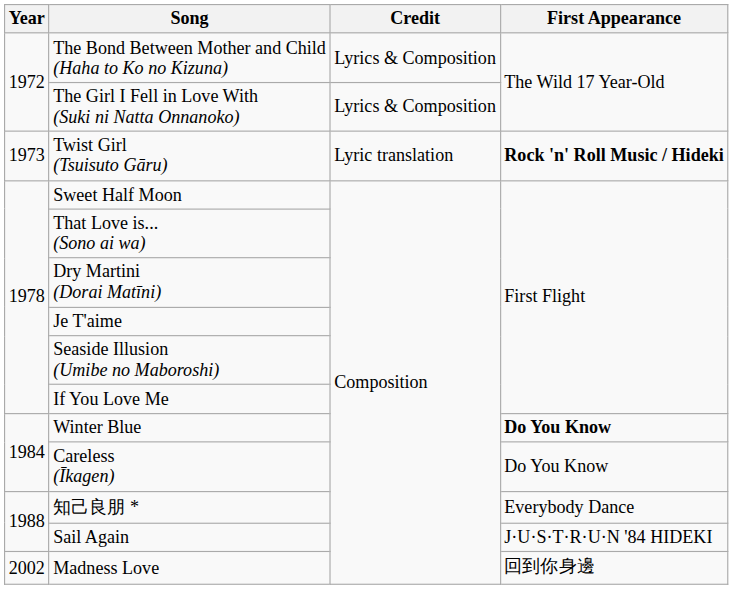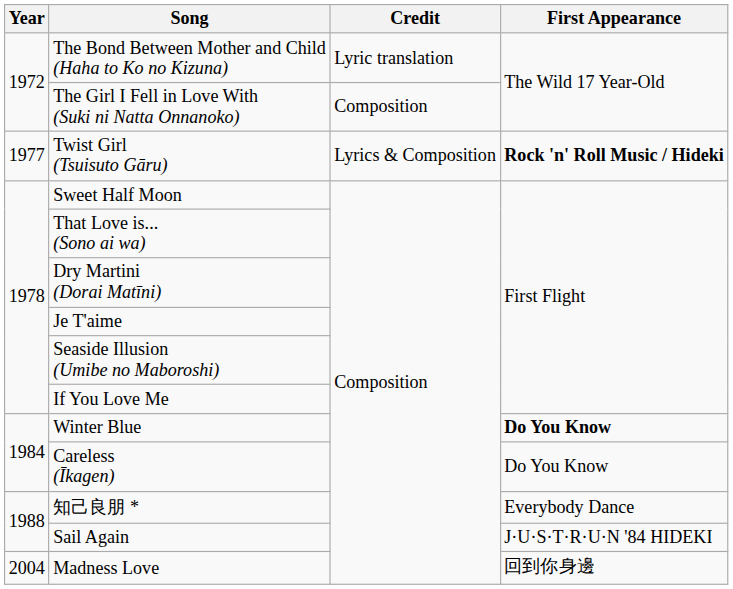(415, 57) Lyrics & Composition -> (394, 57) Lyric translation
(415, 106) Lyrics & Composition -> (381, 106) Composition
(27, 155) 1973 -> (27, 155) 1977
(394, 155) Lyric translation -> (415, 155) Lyrics & Composition
(27, 567) 2002 -> (27, 567) 2004
